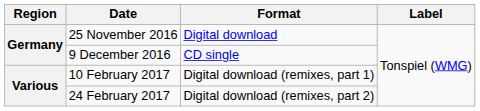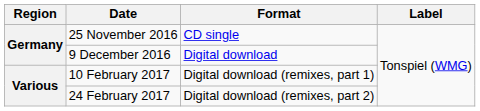(230, 34) Digital download -> (211, 34) CD single
(211, 55) CD single -> (230, 55) Digital download
